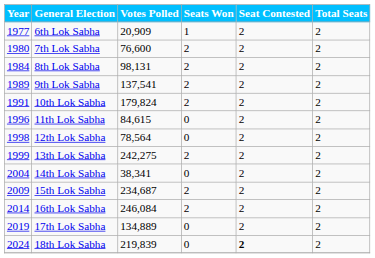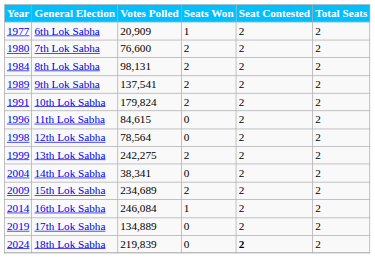(138, 191) 234,687 -> (138, 191) 234,689
(187, 208) 2 -> (187, 208) 1
